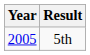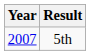(22, 38) 2005 -> (22, 38) 2007
